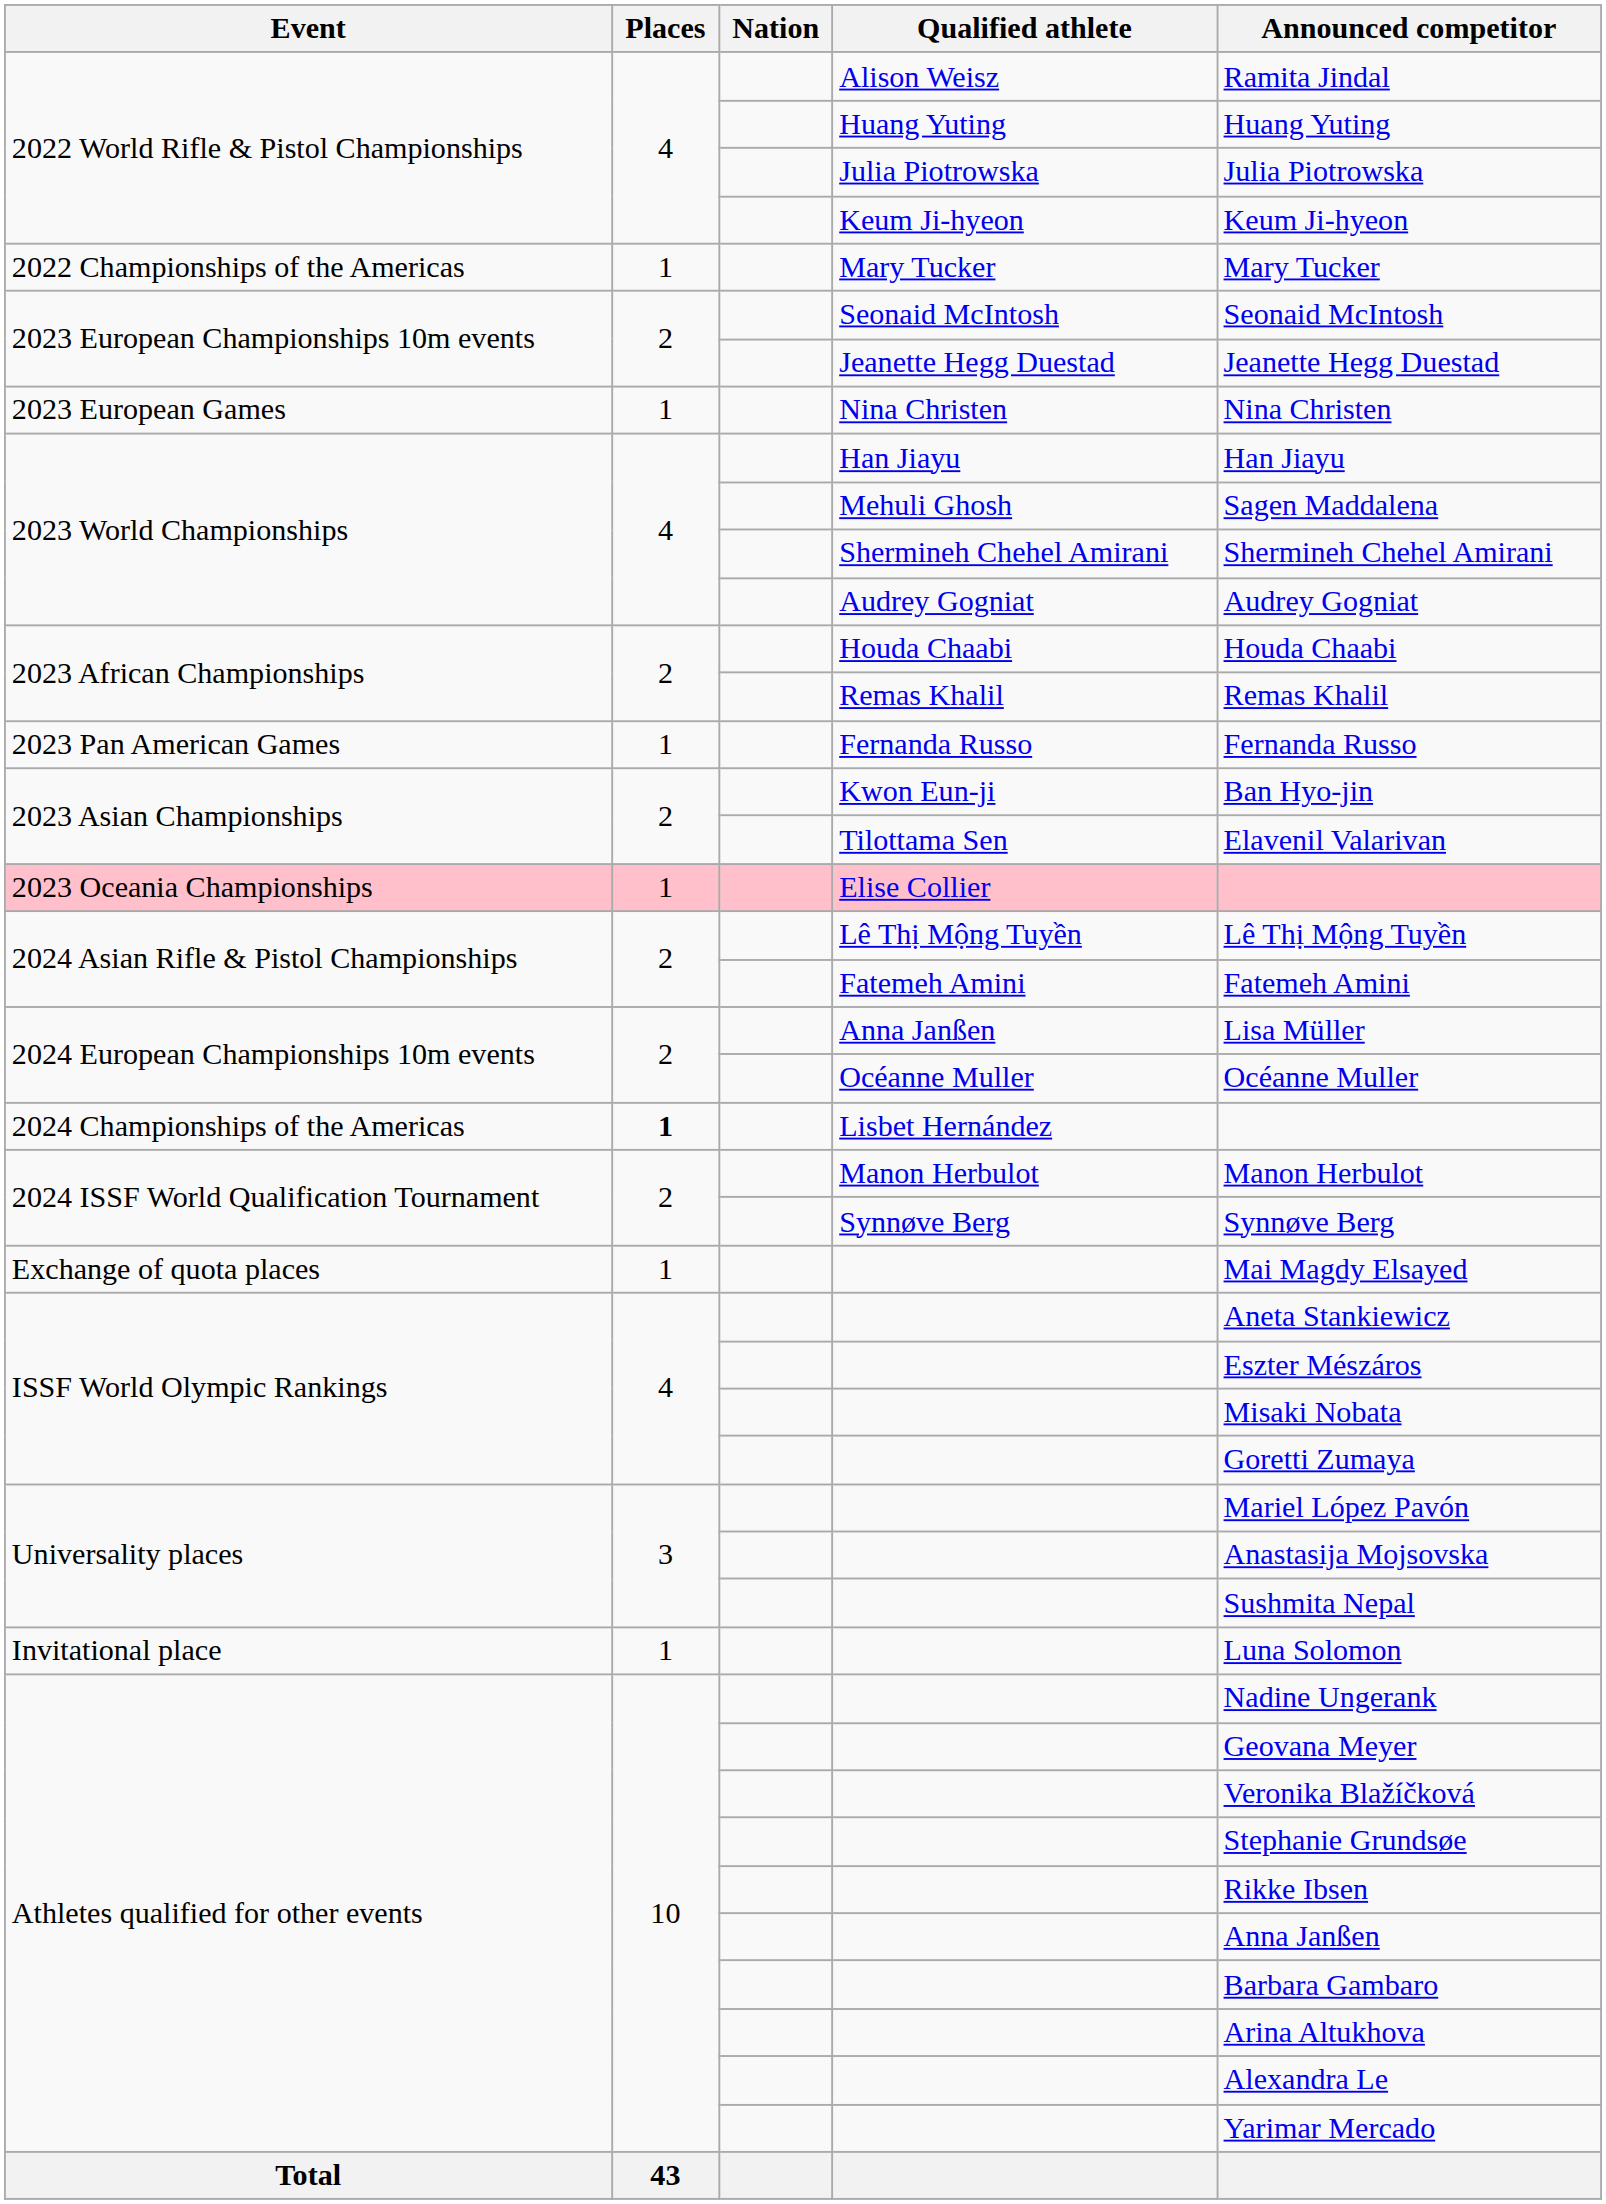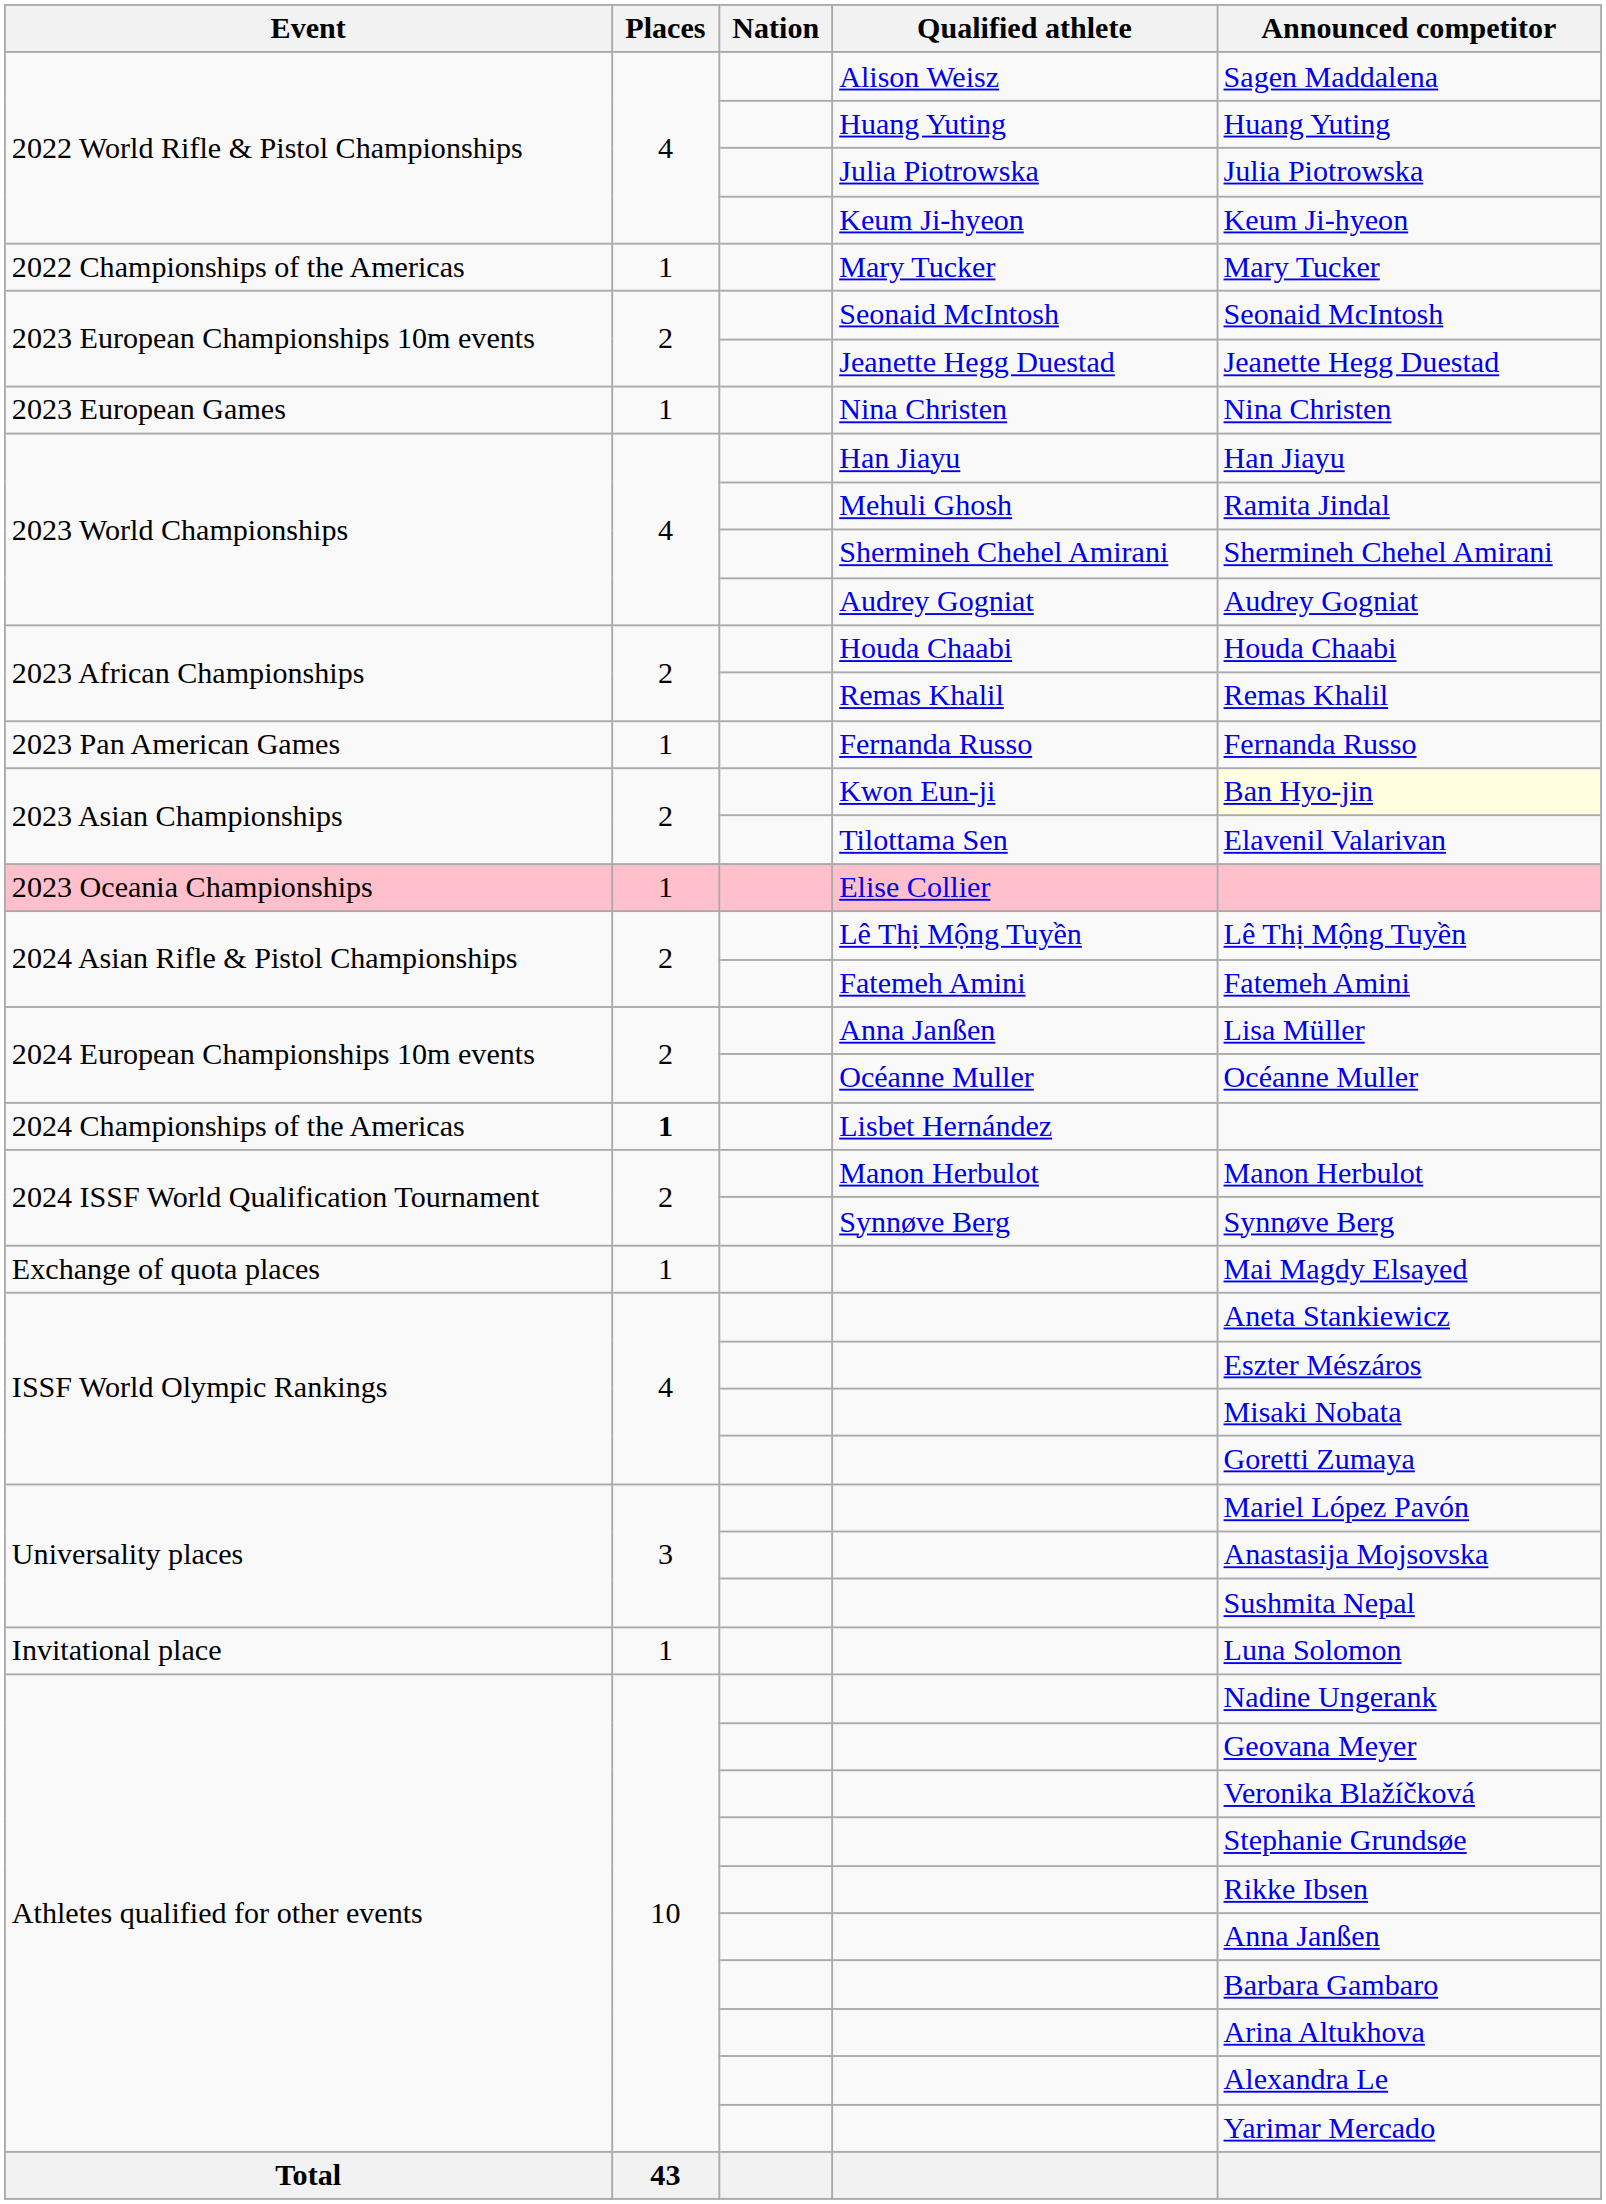(1307, 76) Ramita Jindal -> (1331, 76) Sagen Maddalena
(1331, 505) Sagen Maddalena -> (1307, 505) Ramita Jindal
(1298, 791) no background -> (1298, 791) lightyellow background
